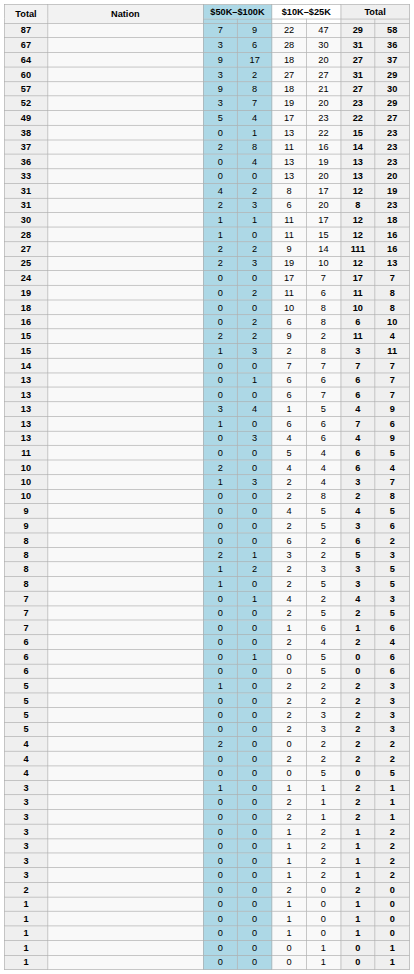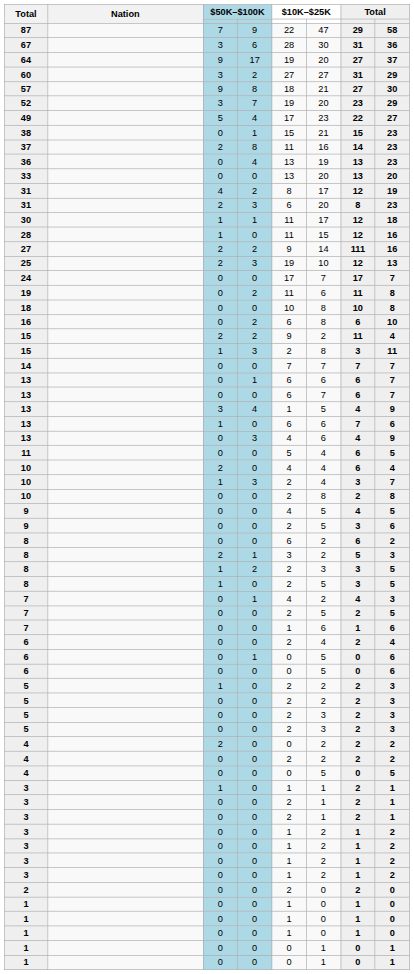(289, 60) 18 -> (289, 60) 19
(289, 133) 13 -> (289, 133) 15
(323, 133) 22 -> (323, 133) 21
